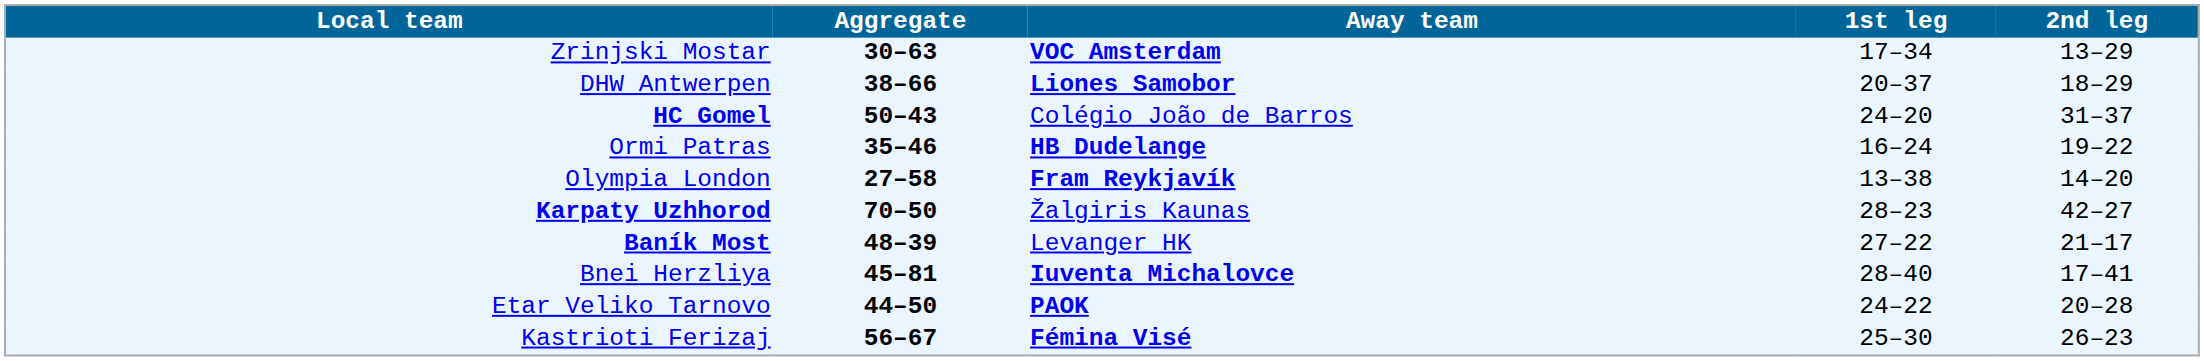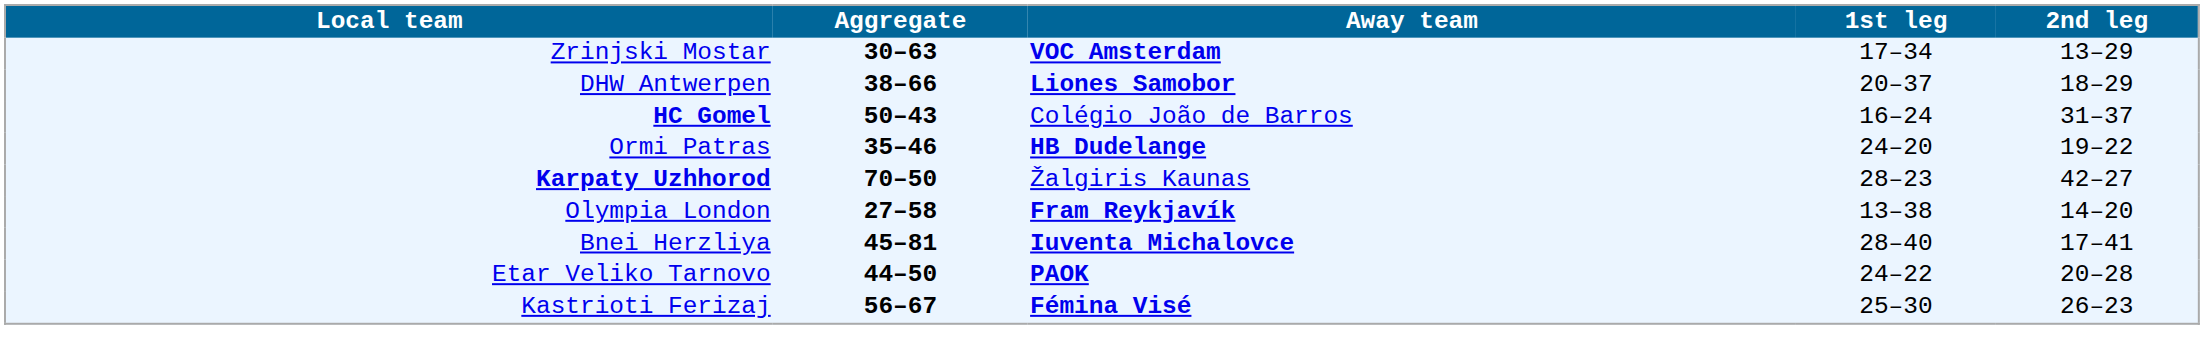(1896, 117) 24–20 -> (1896, 117) 16–24
(1896, 149) 16–24 -> (1896, 149) 24–20
rows swapped: (668, 180) <-> (653, 212)
- row: (697, 244)
